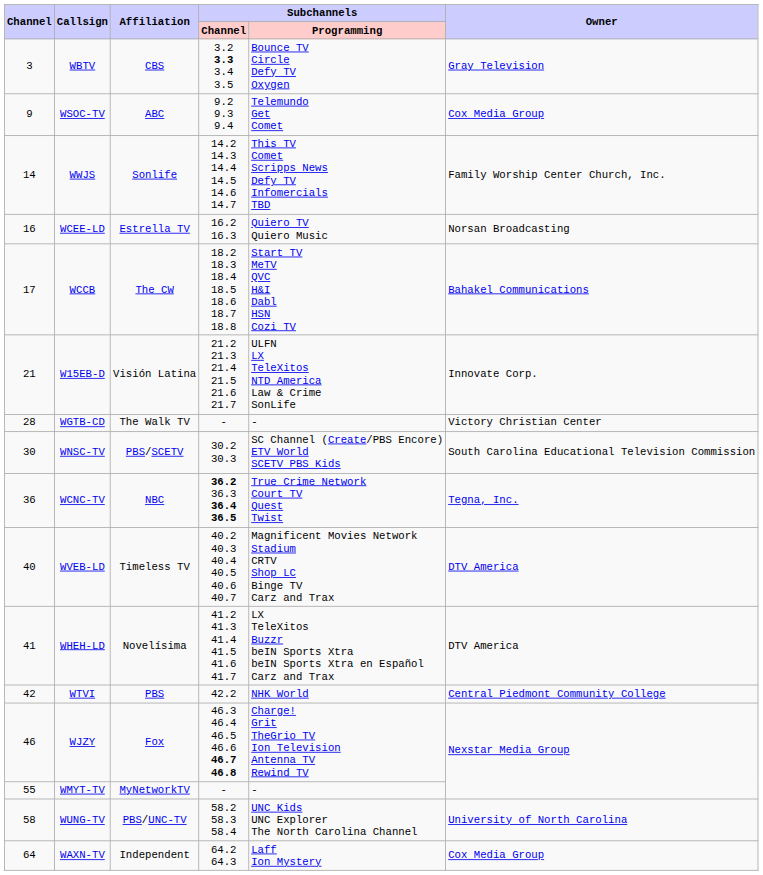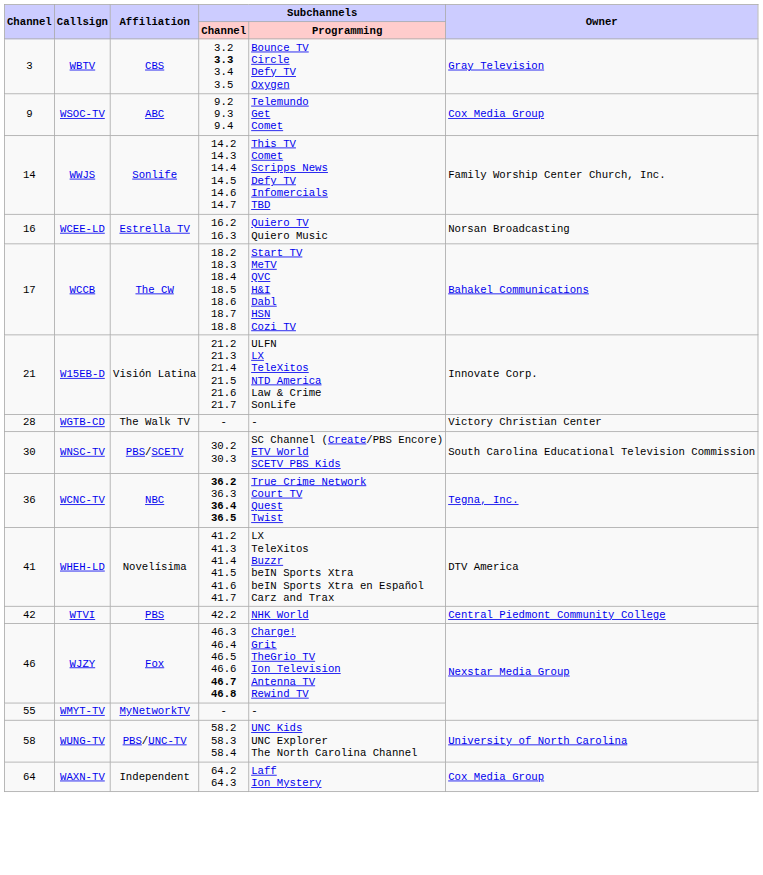- row: (82, 567)
